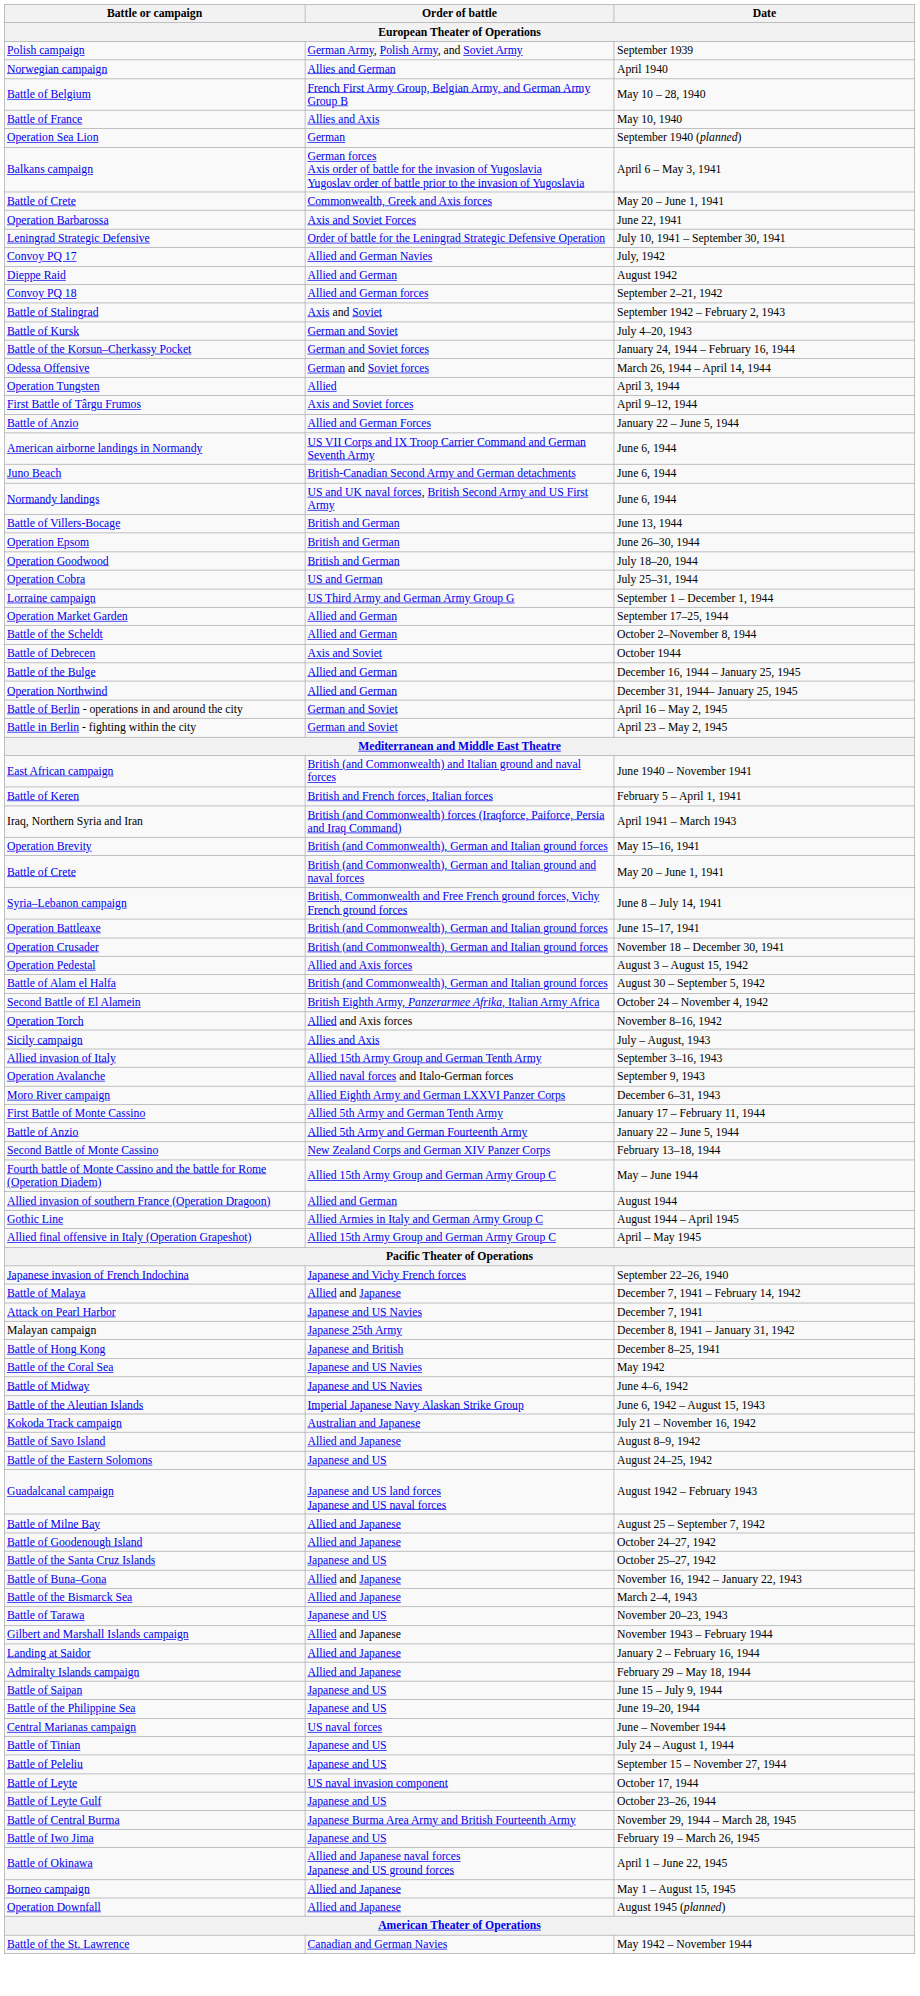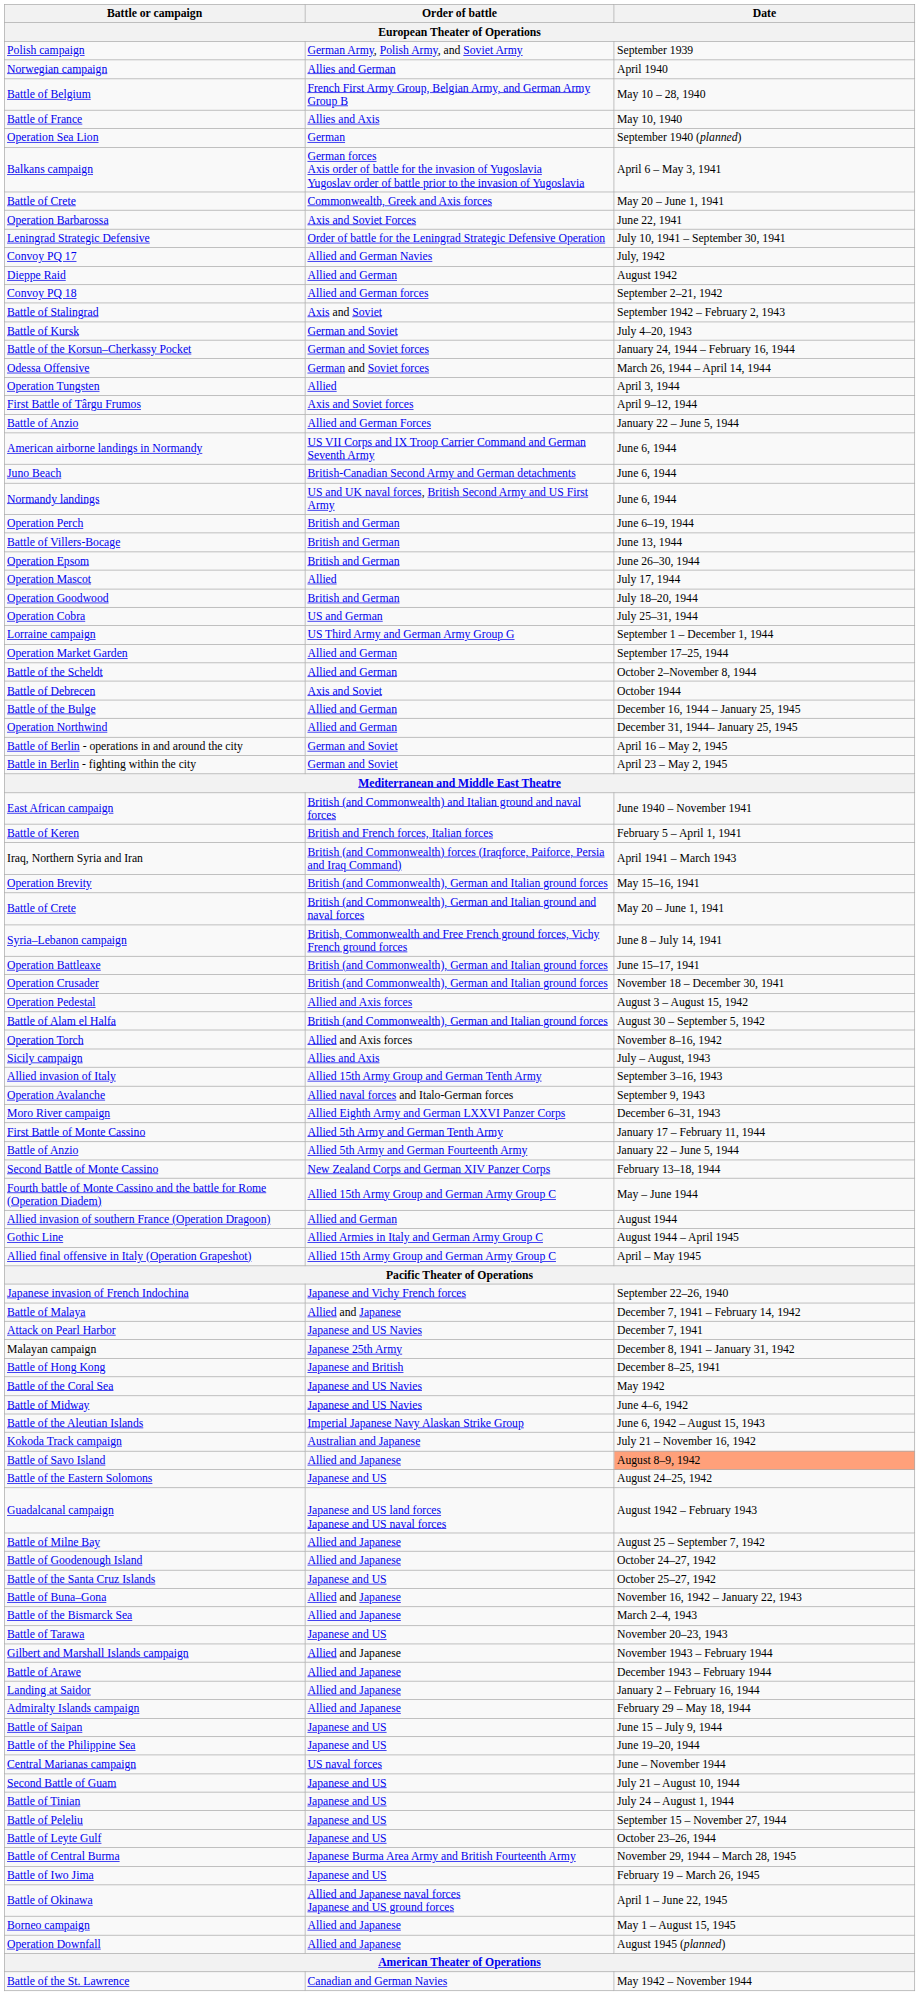+ row: (45, 524)
+ row: (49, 579)
- row: (74, 1002)
(659, 1441) no background -> (659, 1460) lightsalmon background
+ row: (44, 1671)
+ row: (62, 1783)
- row: (42, 1783)
